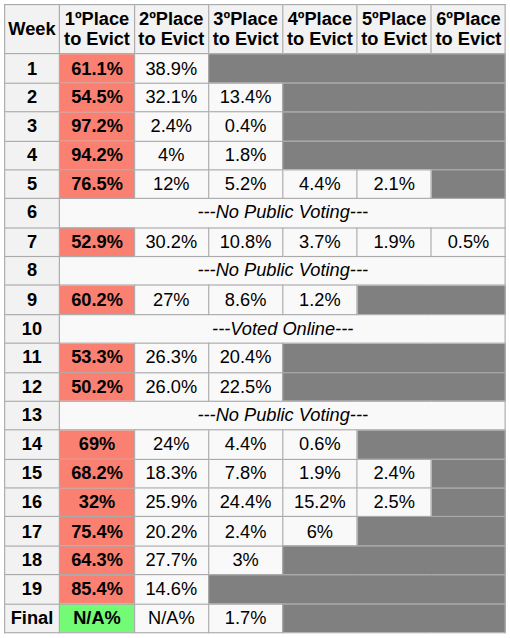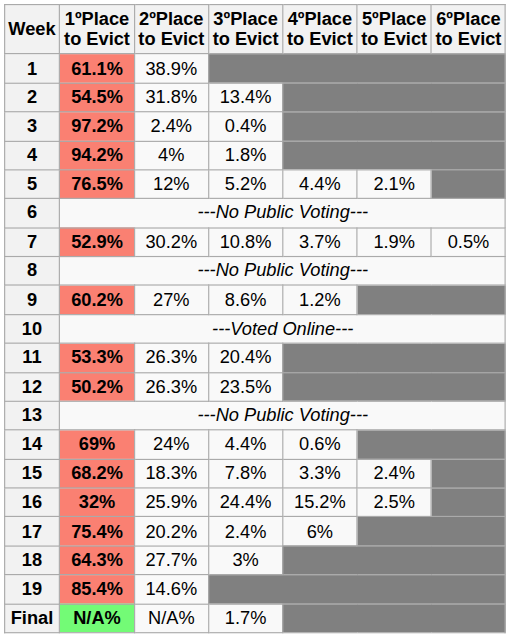(171, 97) 32.1% -> (171, 97) 31.8%
(171, 386) 26.0% -> (171, 386) 26.3%
(246, 386) 22.5% -> (246, 386) 23.5%
(320, 473) 1.9% -> (320, 473) 3.3%
